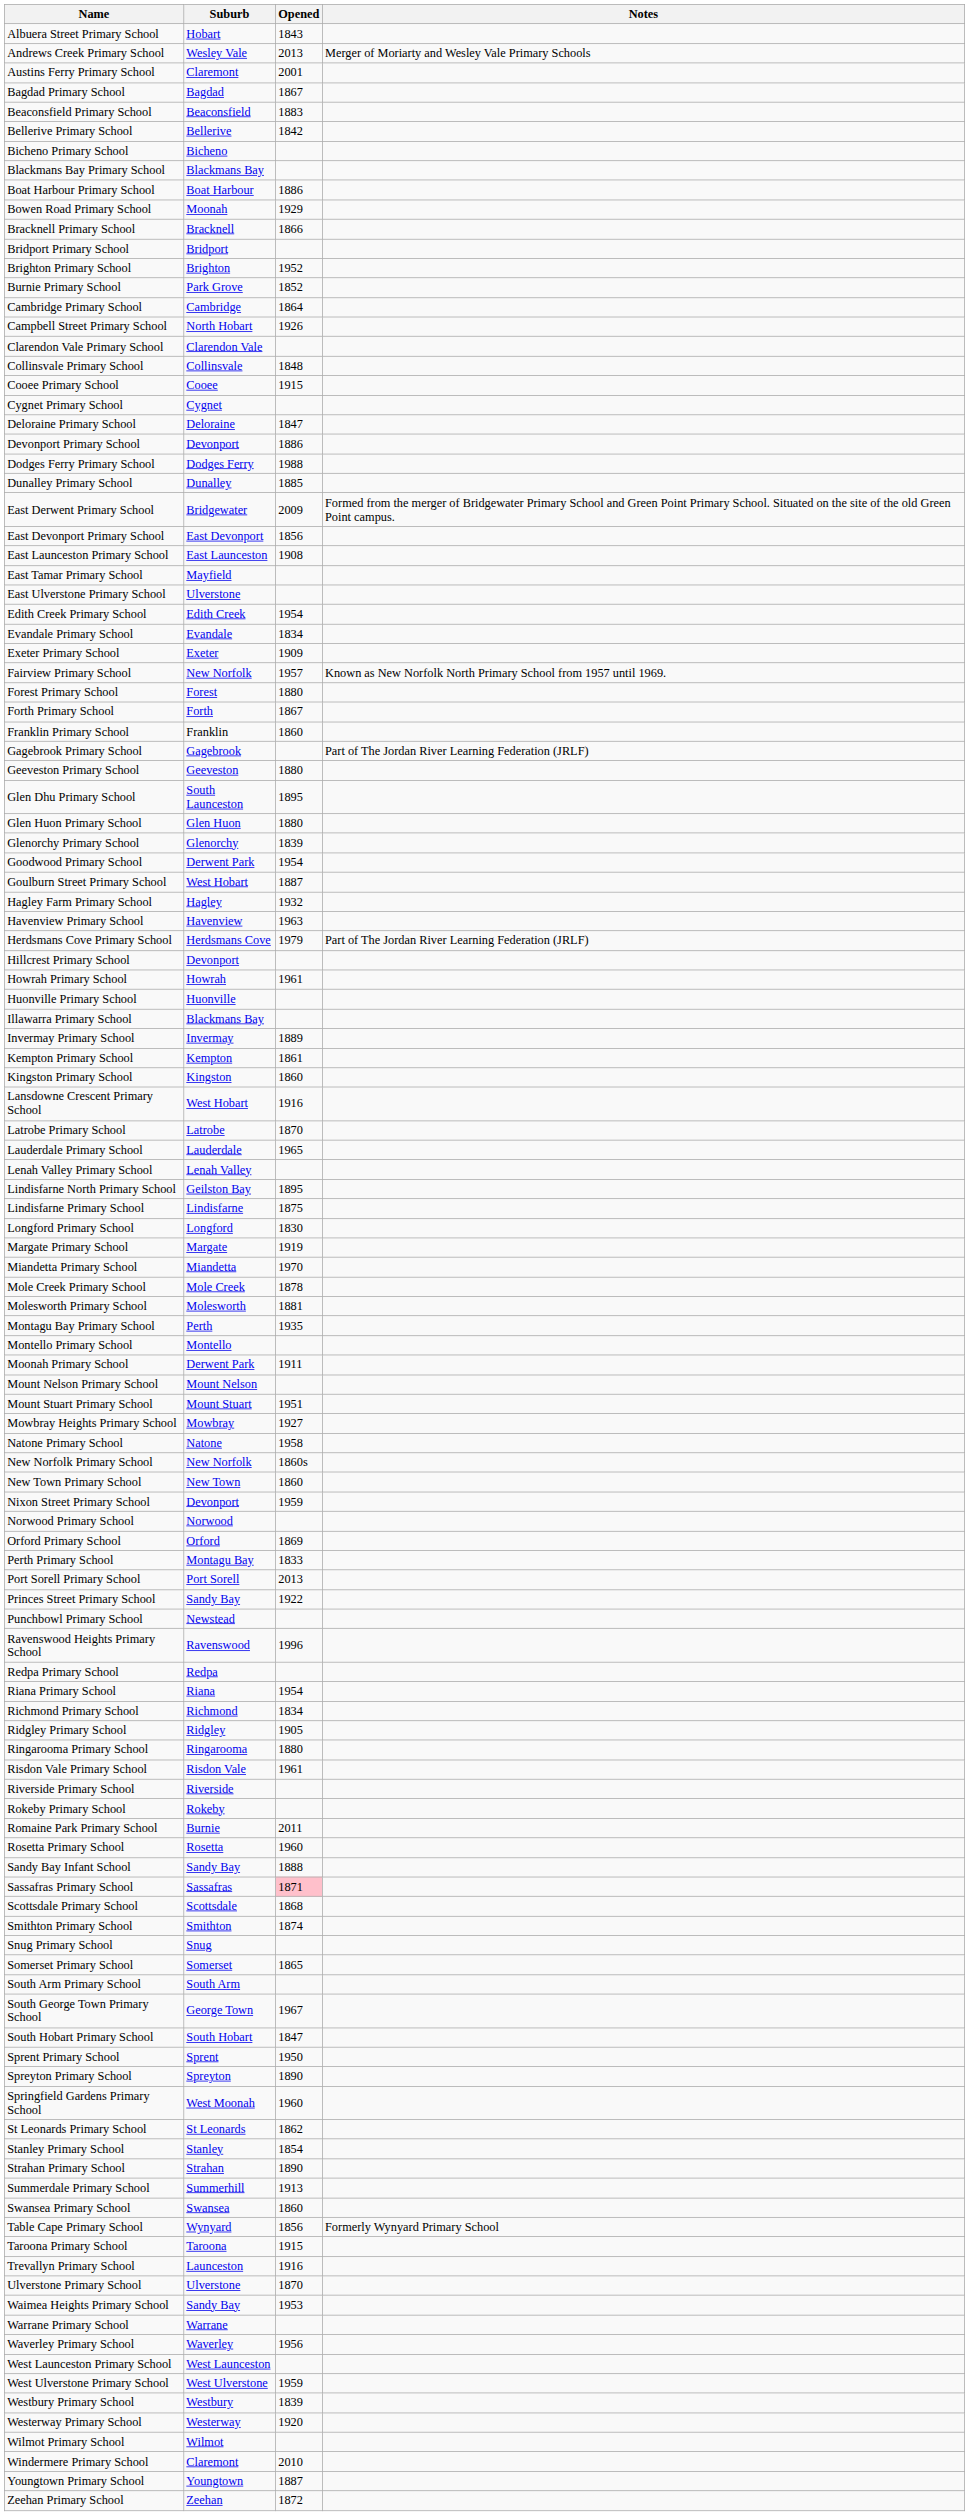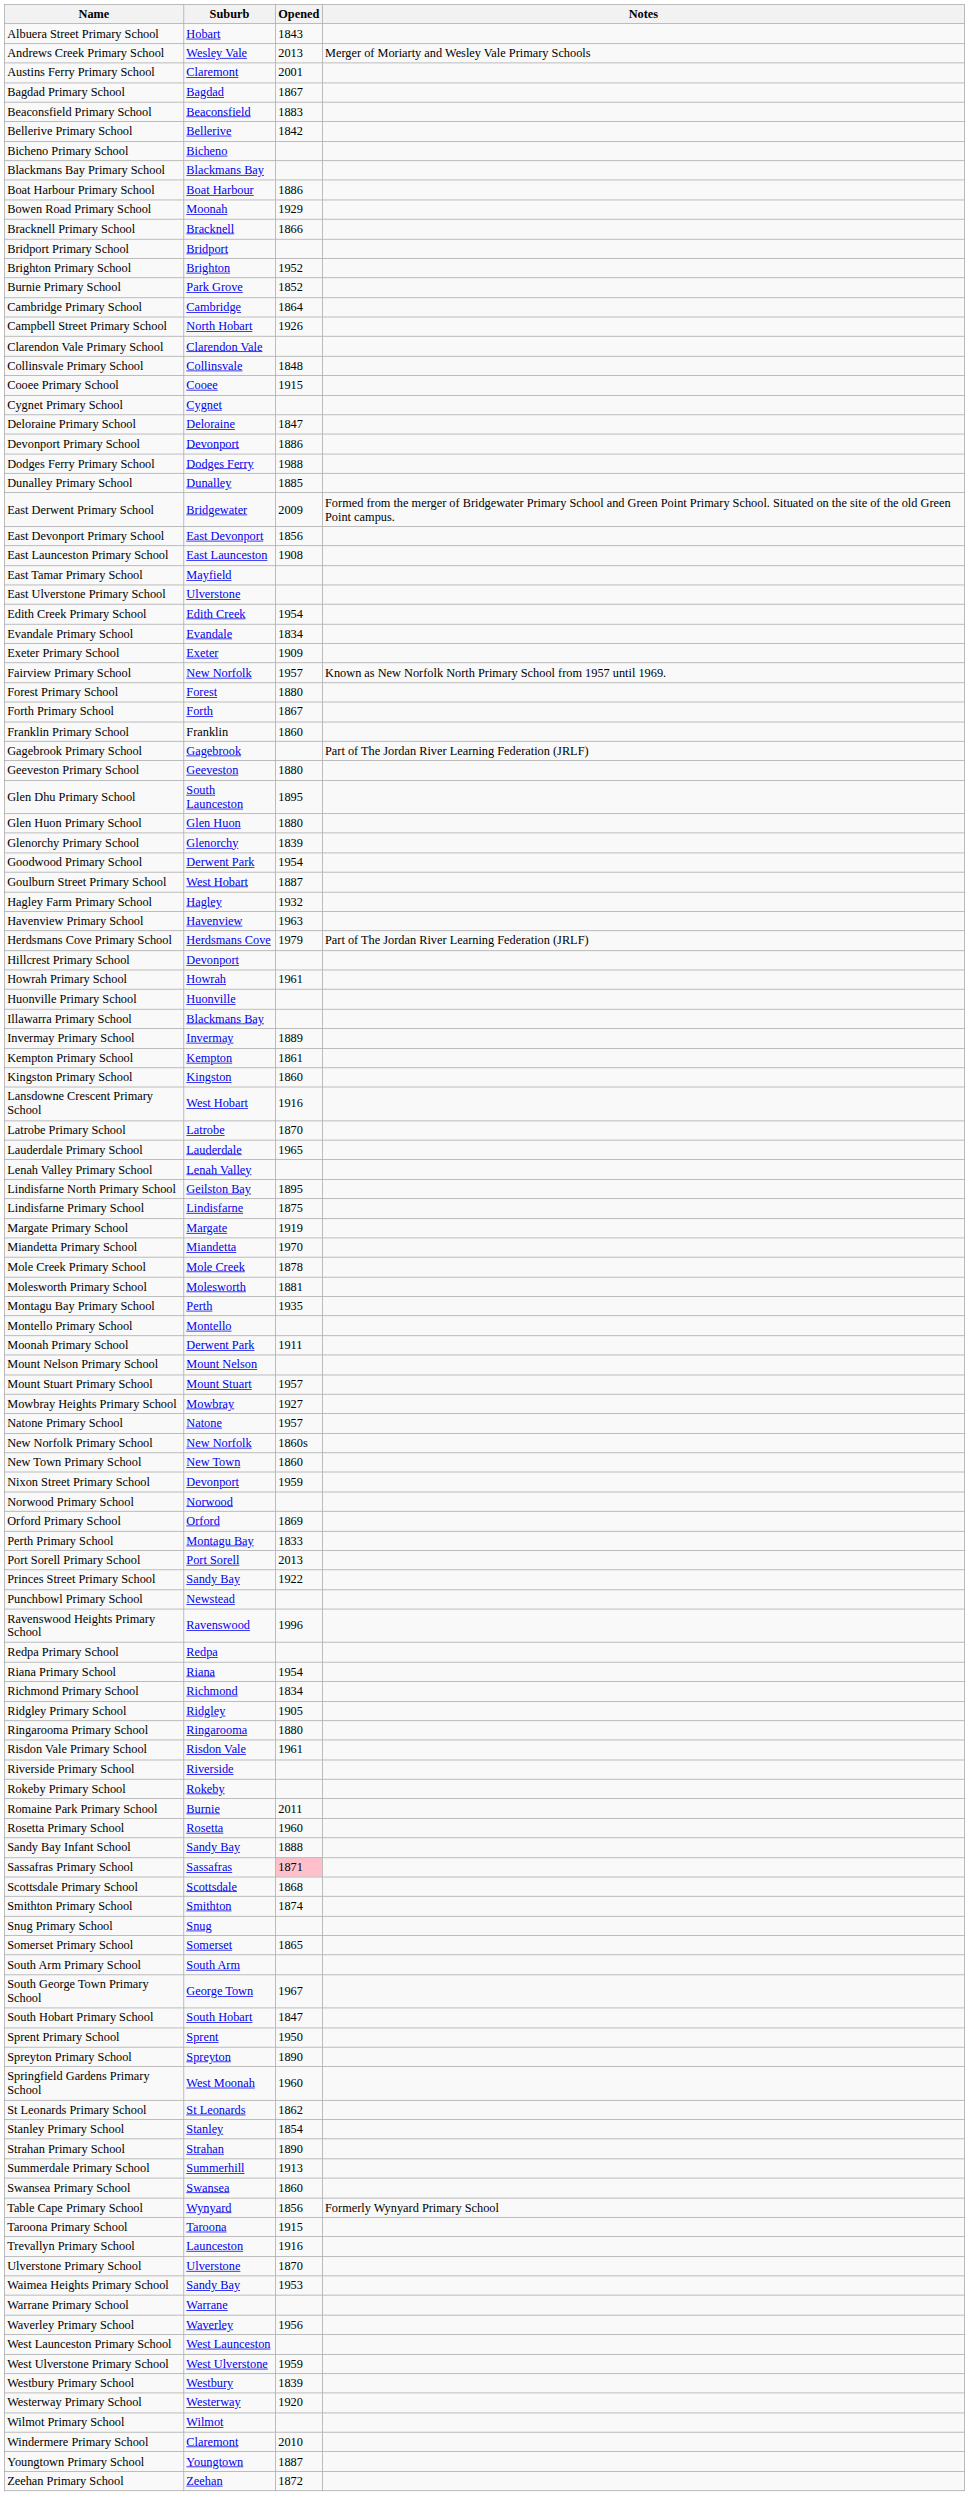- row: (71, 1228)
(291, 1404) 1951 -> (291, 1384) 1957
(291, 1443) 1958 -> (291, 1423) 1957
